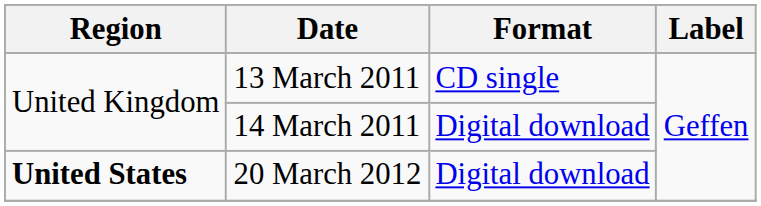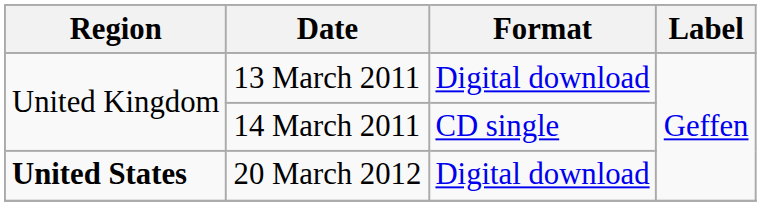(497, 77) CD single -> (543, 77) Digital download
(543, 126) Digital download -> (497, 126) CD single
